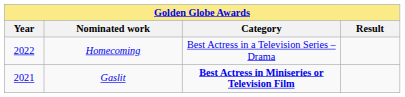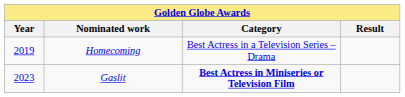(24, 50) 2022 -> (24, 50) 2019
(24, 78) 2021 -> (24, 78) 2023
